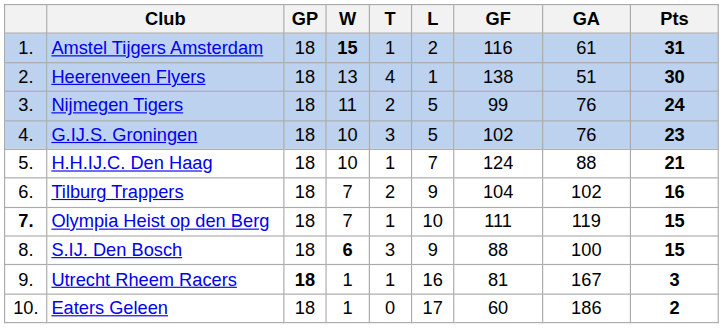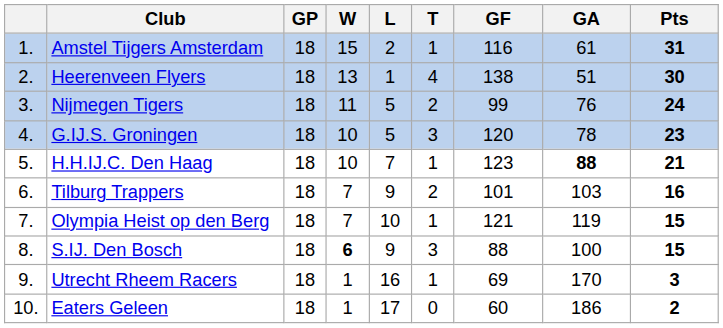columns swapped: (390, 18) <-> (433, 18)
(347, 47) bold -> (347, 47) normal
(498, 134) 102 -> (498, 134) 120
(586, 134) 76 -> (586, 134) 78
(498, 163) 124 -> (498, 163) 123
(586, 163) normal -> (586, 163) bold
(498, 192) 104 -> (498, 192) 101
(586, 192) 102 -> (586, 192) 103
(26, 221) bold -> (26, 221) normal
(498, 221) 111 -> (498, 221) 121
(305, 279) bold -> (305, 279) normal
(498, 279) 81 -> (498, 279) 69
(586, 279) 167 -> (586, 279) 170
